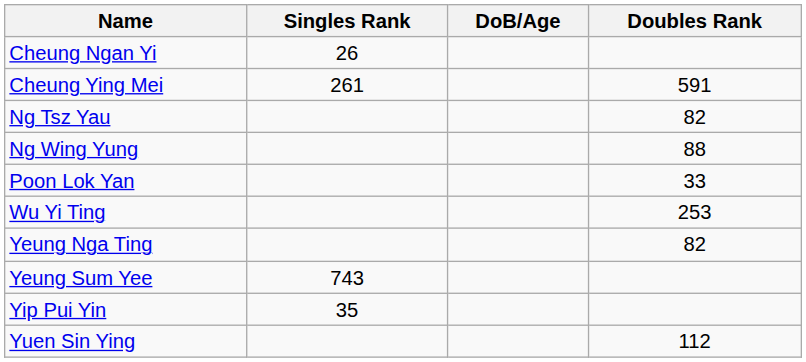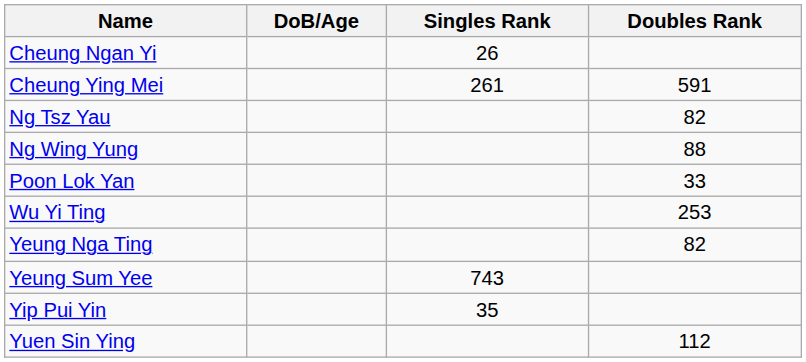columns swapped: (518, 21) <-> (347, 21)
